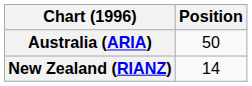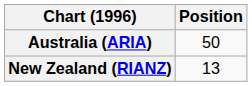(211, 68) 14 -> (211, 68) 13
